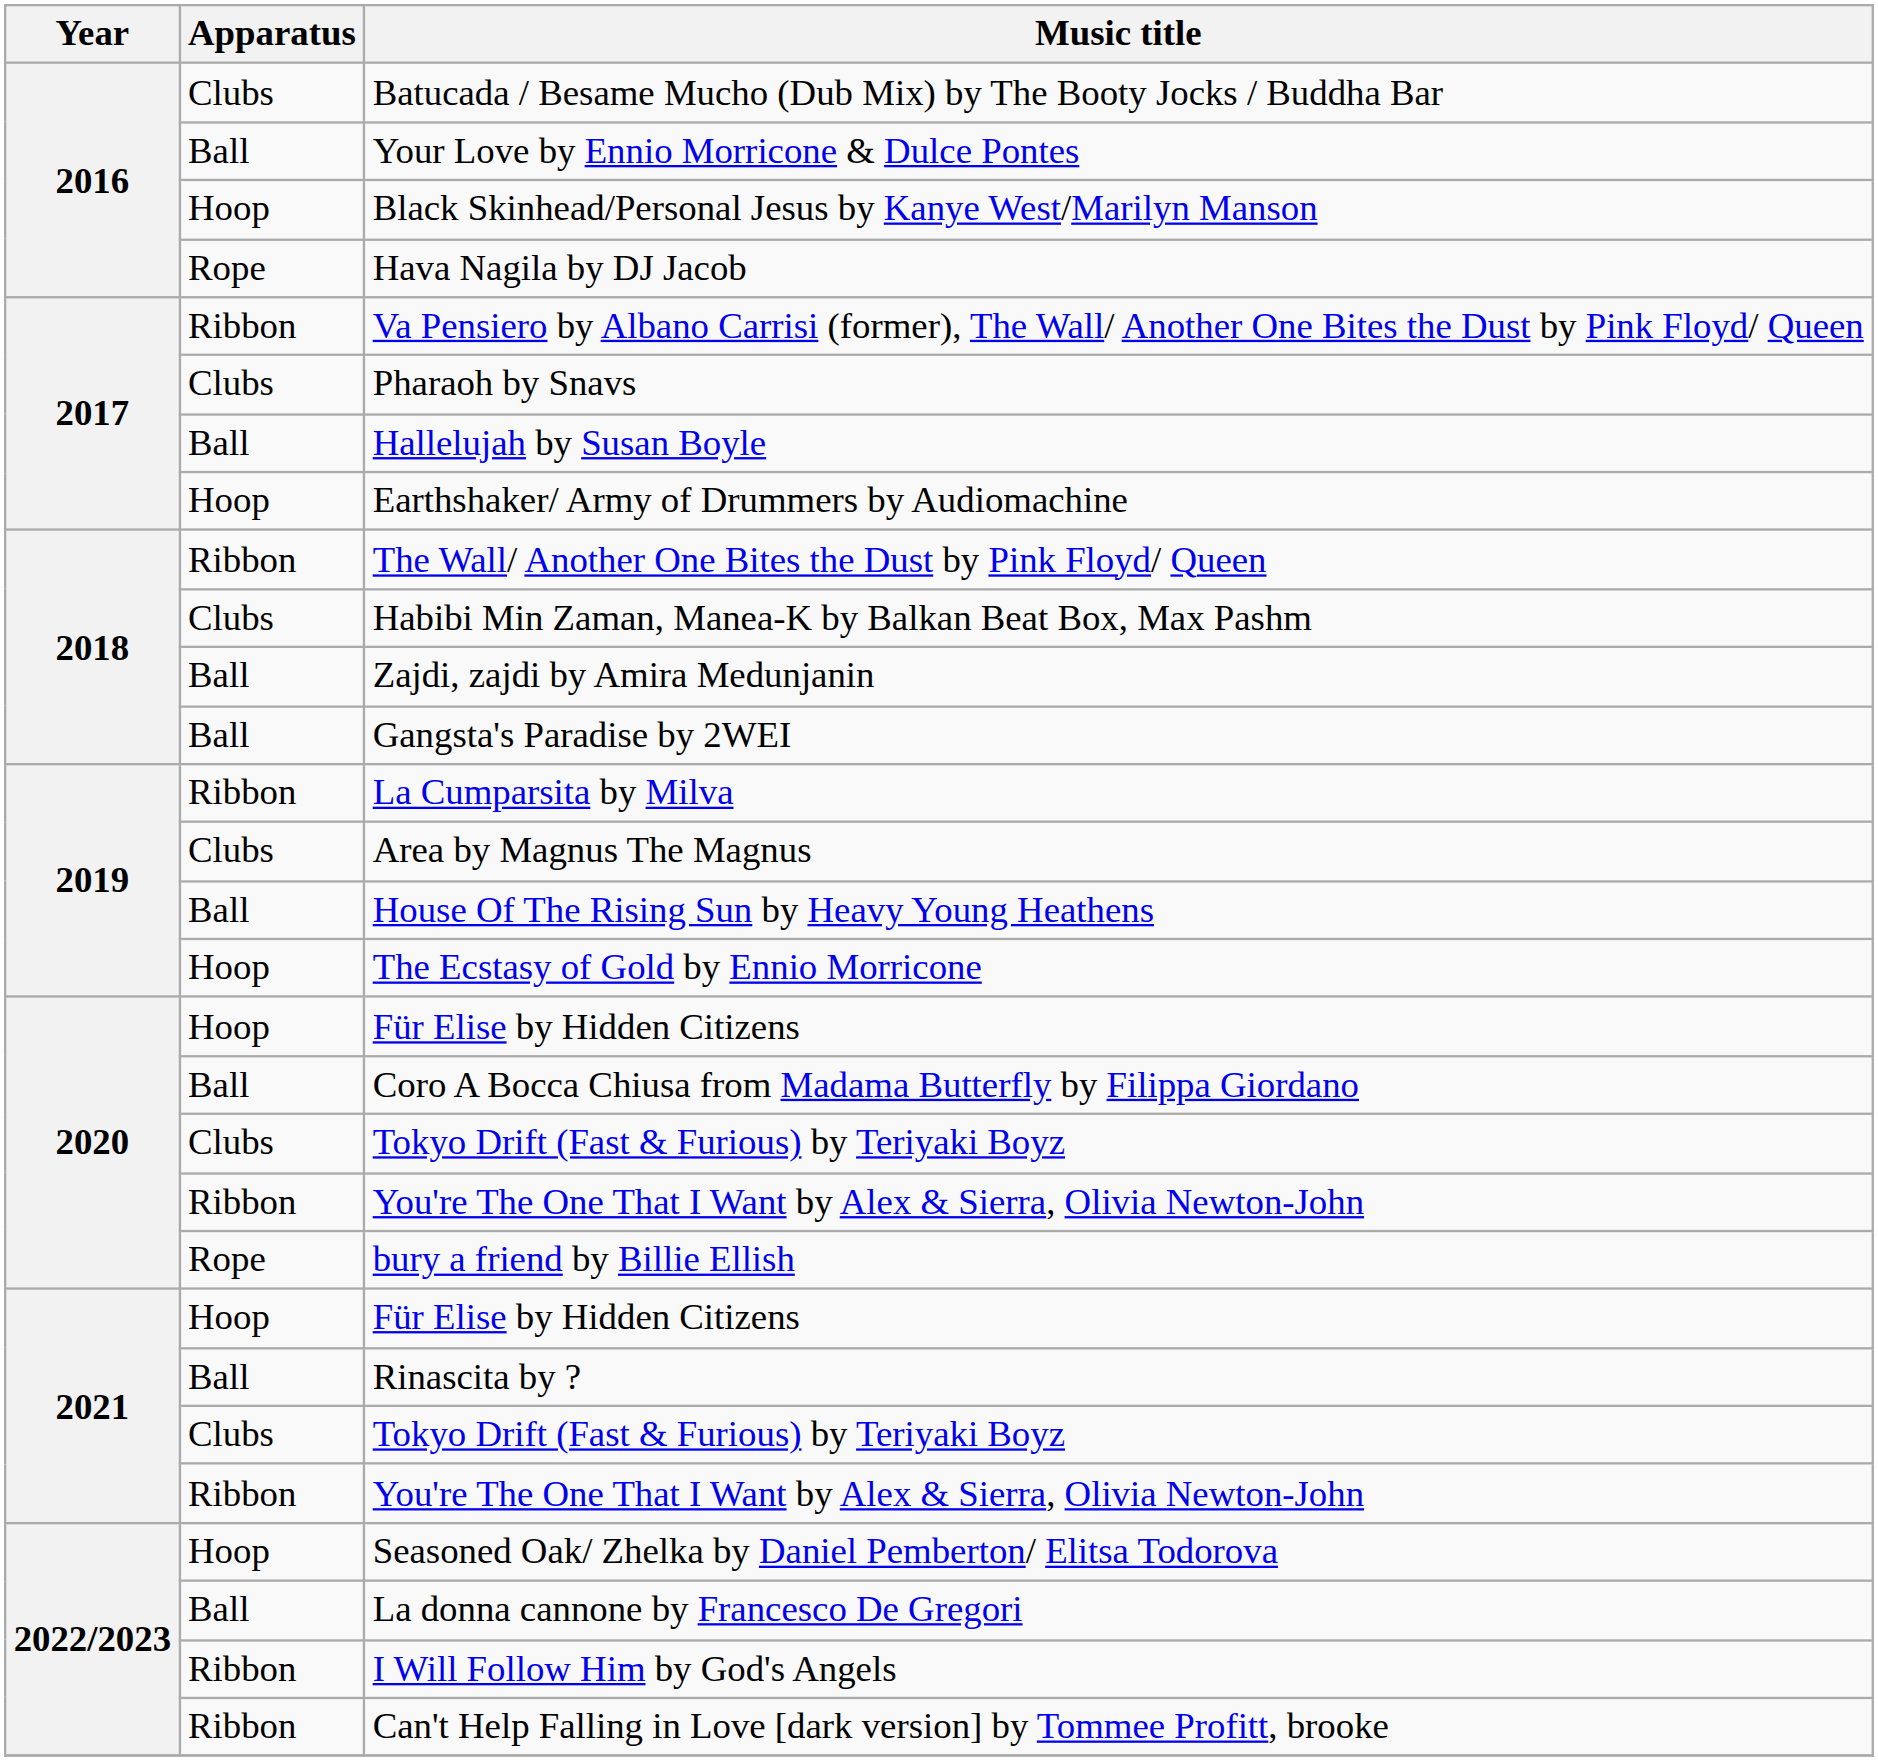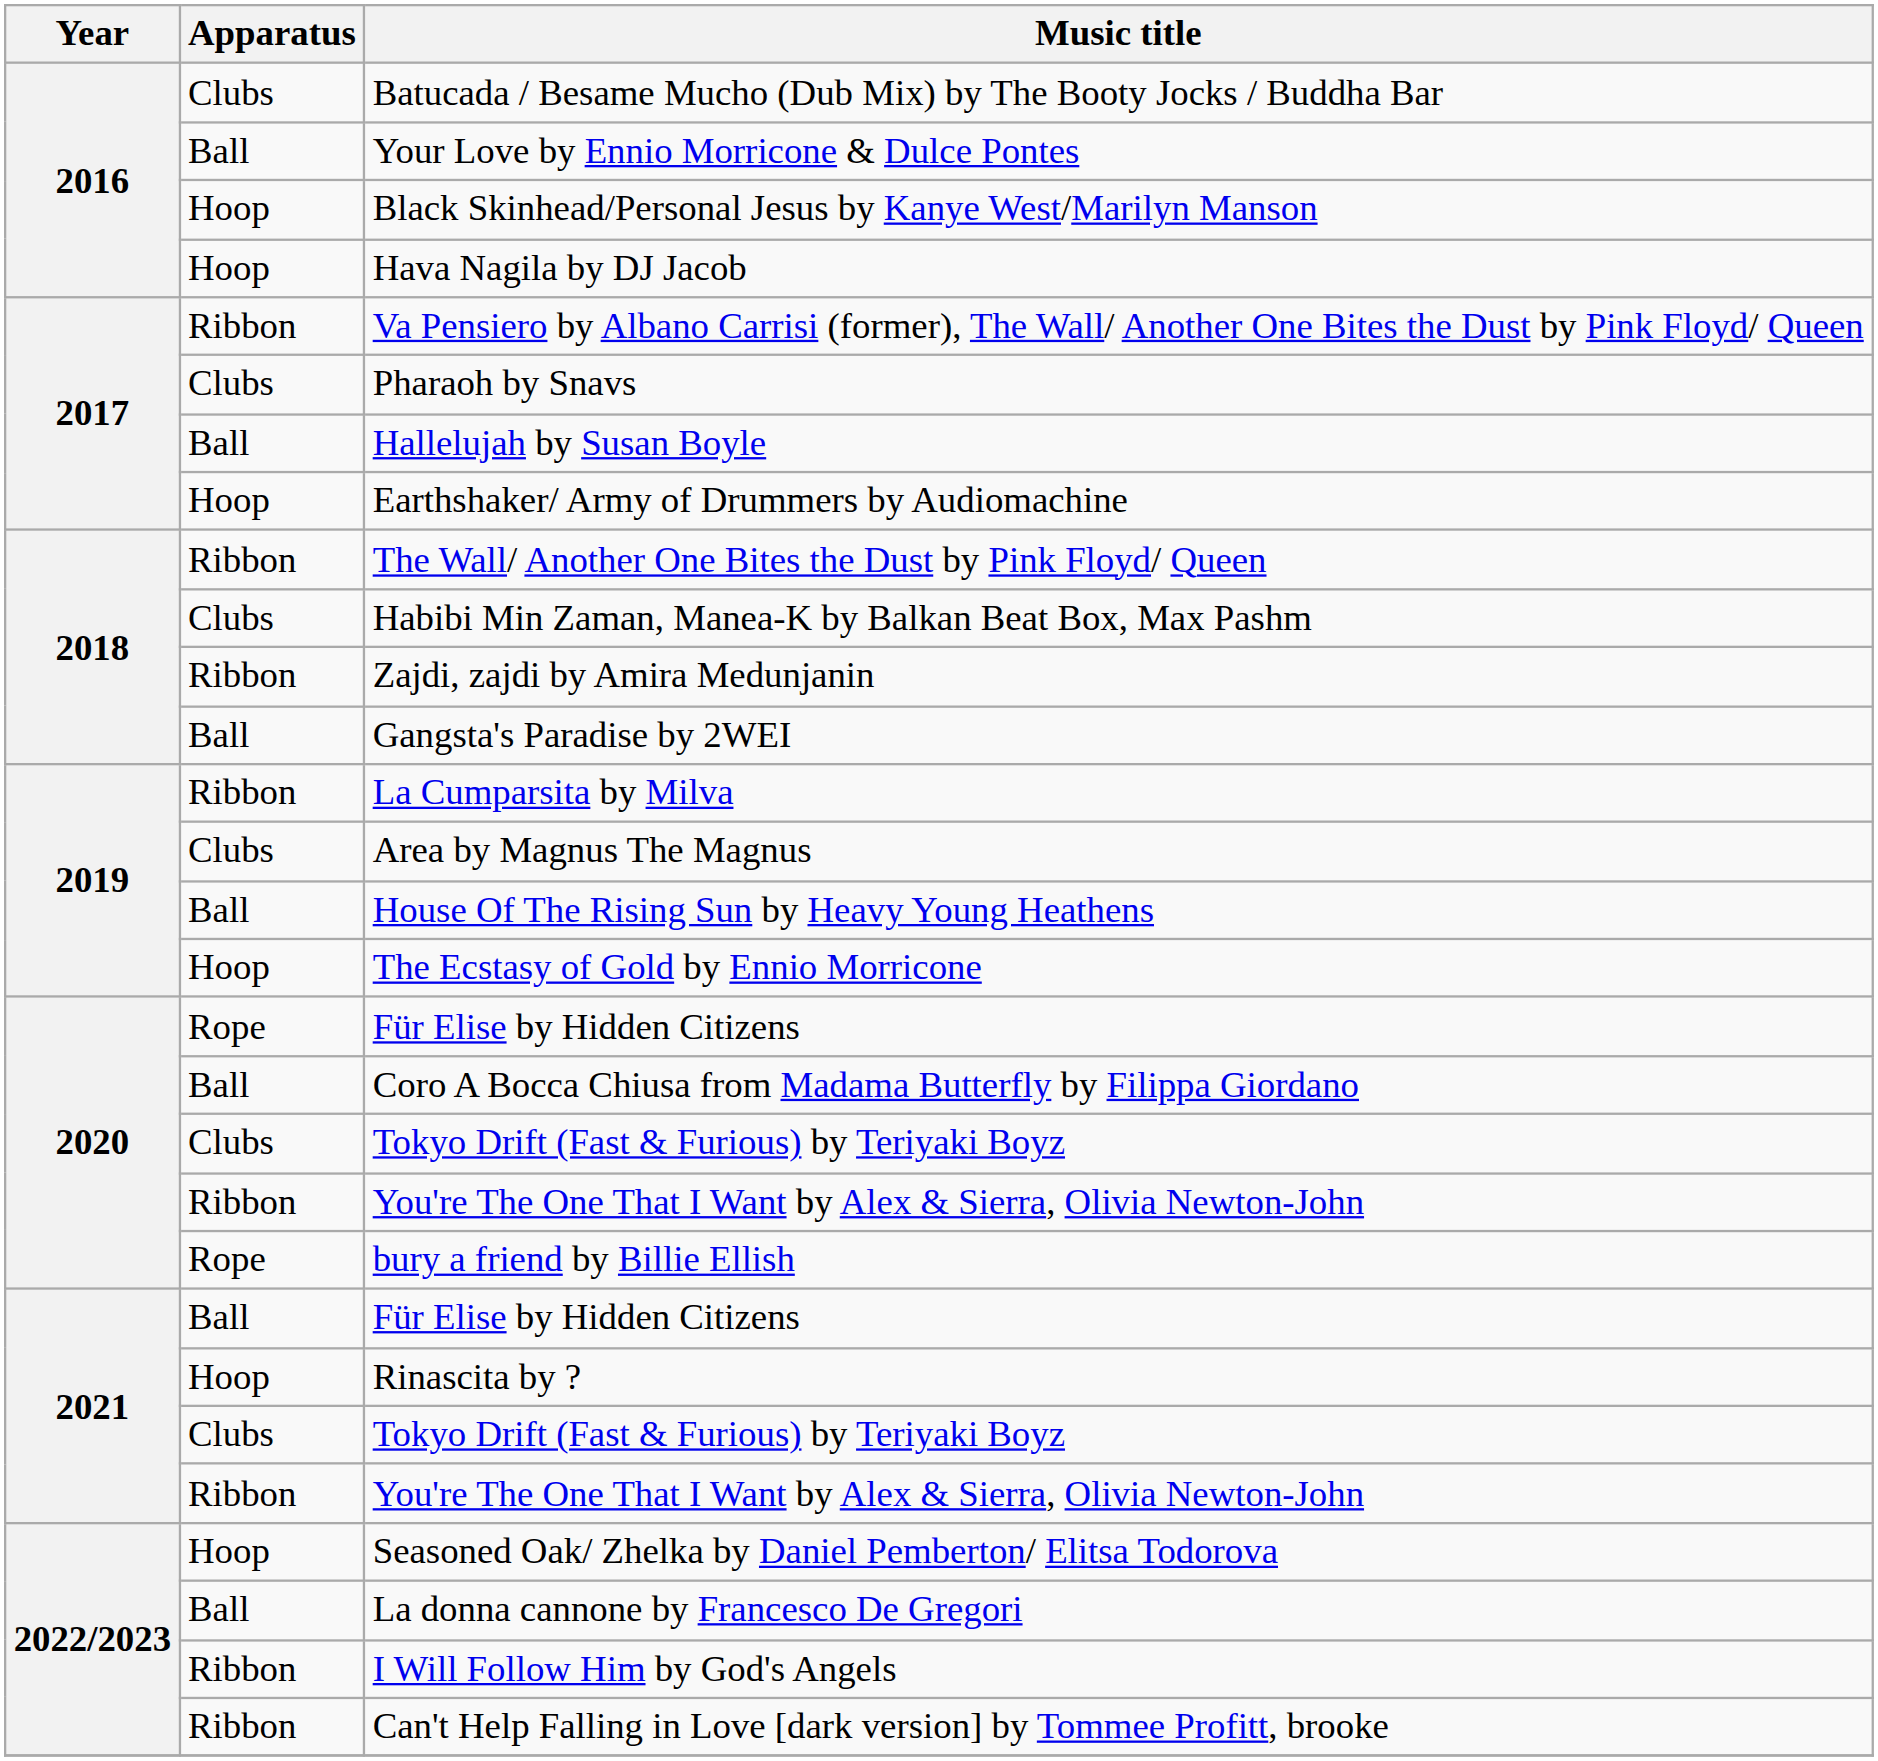(227, 267) Rope -> (229, 267) Hoop
(219, 675) Ball -> (242, 675) Ribbon
(229, 1025) Hoop -> (227, 1025) Rope
(229, 1317) Hoop -> (219, 1317) Ball
(219, 1376) Ball -> (229, 1376) Hoop
